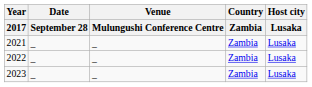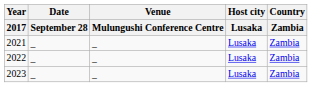columns swapped: (246, 27) <-> (286, 27)
